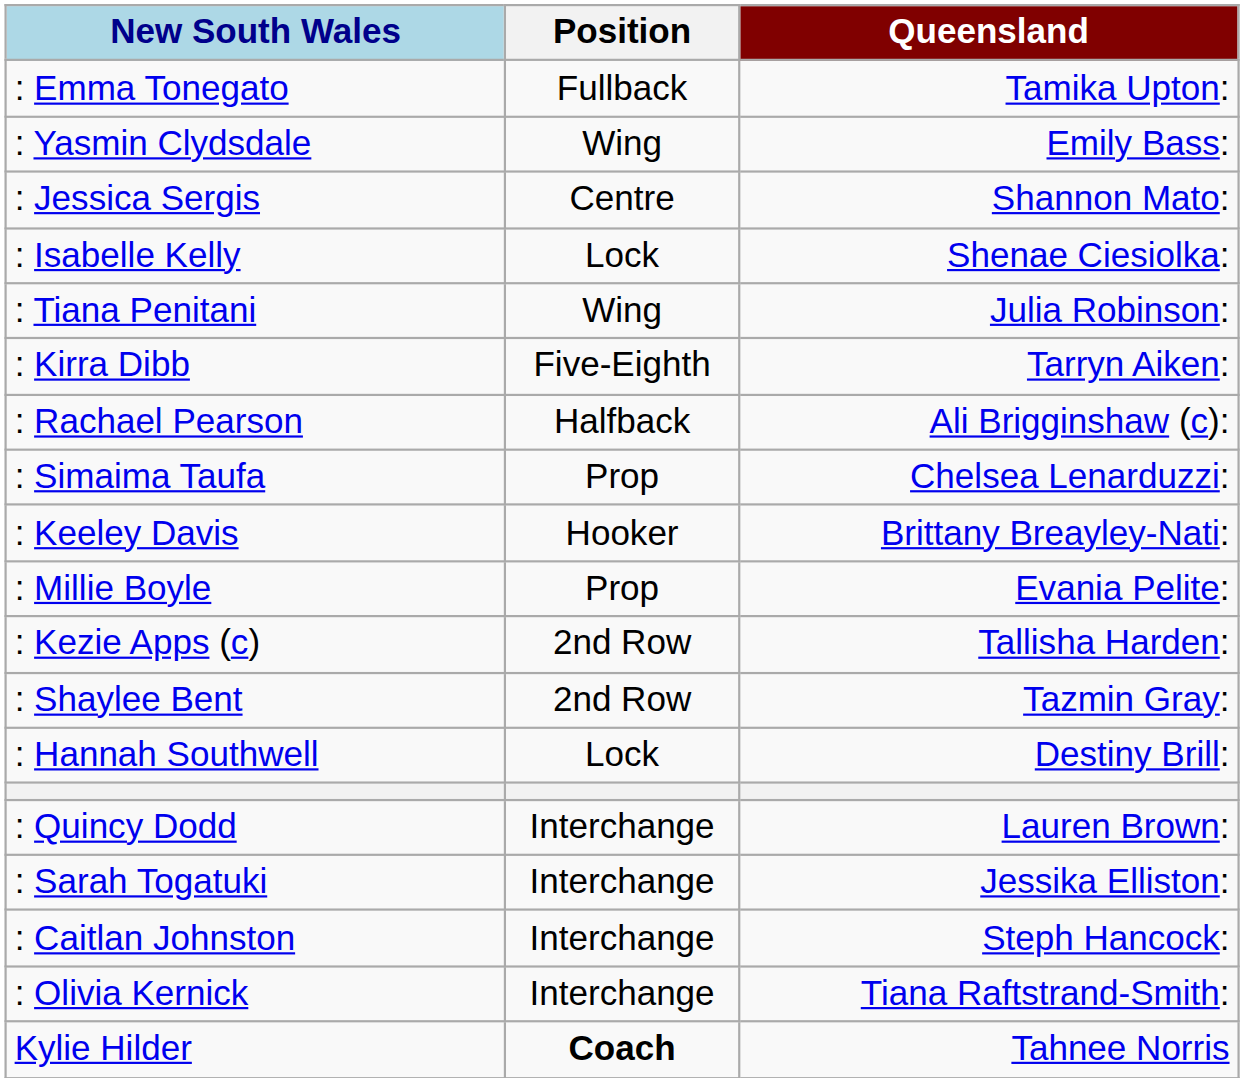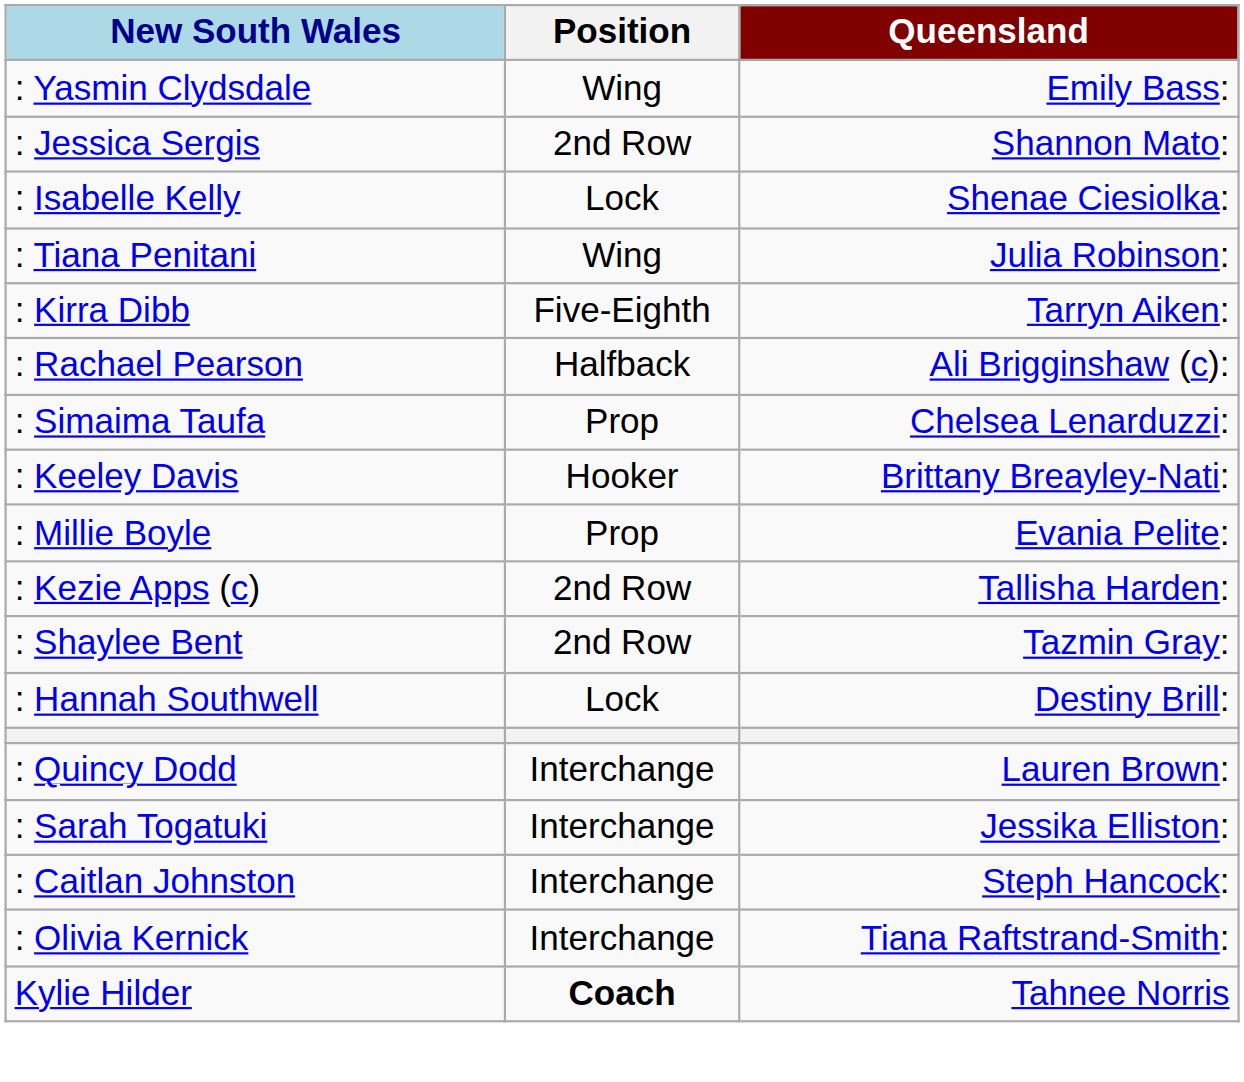- row: (152, 87)
(622, 198) Centre -> (622, 143) 2nd Row
